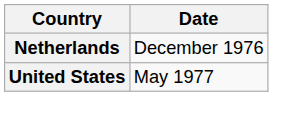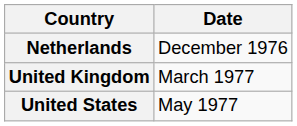+ row: (79, 76)
